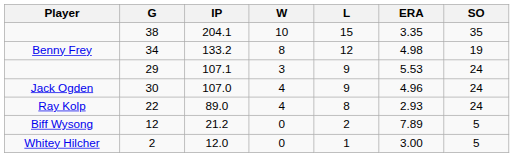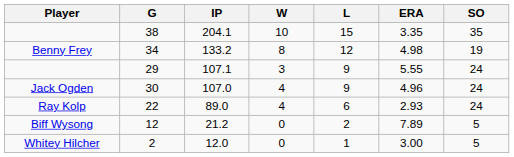(411, 69) 5.53 -> (411, 69) 5.55
(346, 106) 8 -> (346, 106) 6
